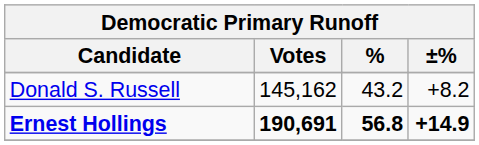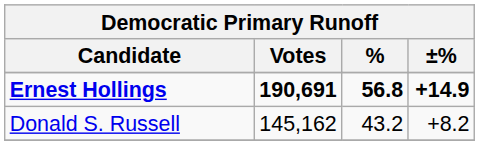rows swapped: (88, 124) <-> (95, 90)
